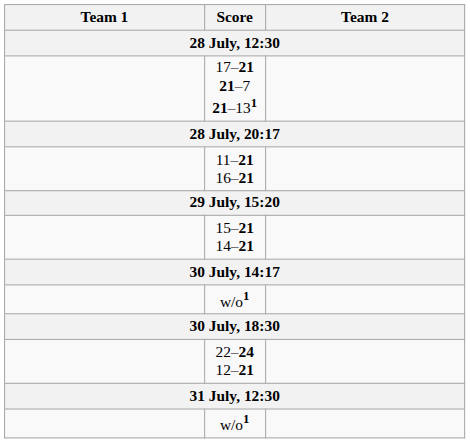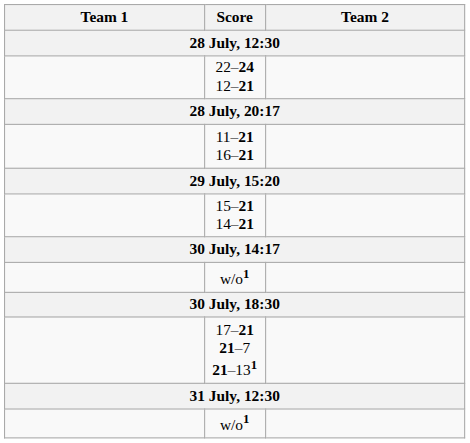rows swapped: (104, 89) <-> (104, 362)
